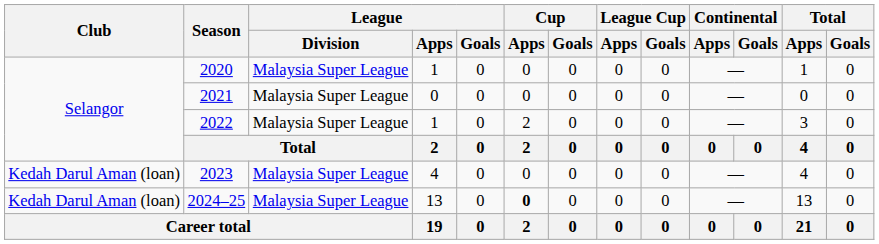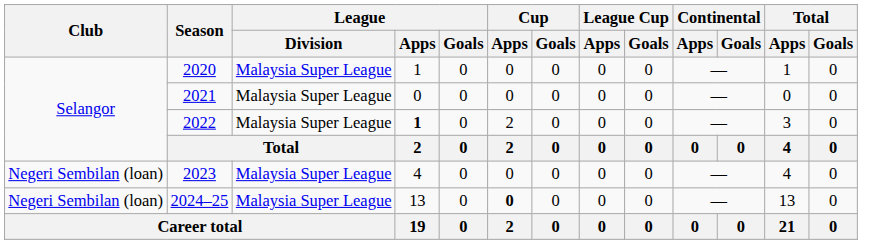(434, 122) normal -> (417, 122) bold
(94, 174) Kedah Darul Aman (loan) -> (86, 174) Negeri Sembilan (loan)
(94, 200) Kedah Darul Aman (loan) -> (86, 200) Negeri Sembilan (loan)
